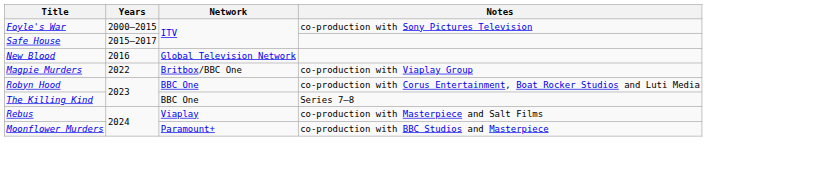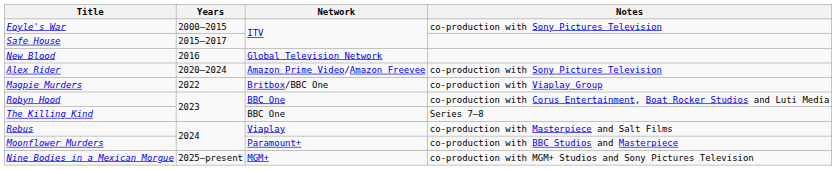+ row: (33, 70)
+ row: (90, 158)
